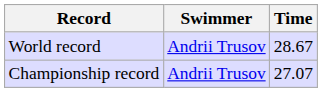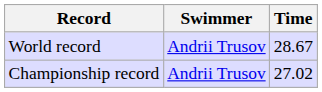(293, 73) 27.07 -> (293, 73) 27.02
